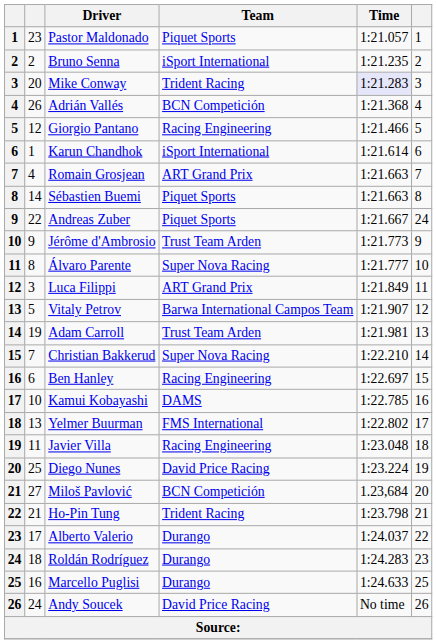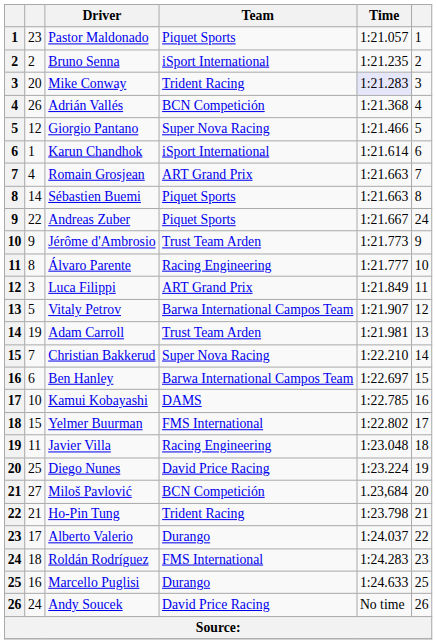(217, 128) Racing Engineering -> (216, 128) Super Nova Racing
(216, 264) Super Nova Racing -> (217, 264) Racing Engineering
(217, 378) Racing Engineering -> (258, 378) Barwa International Campos Team
(35, 423) 13 -> (35, 423) 15
(186, 559) Durango -> (213, 559) FMS International
